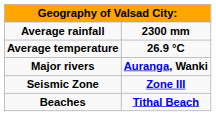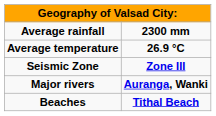rows swapped: (63, 84) <-> (63, 66)
